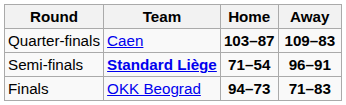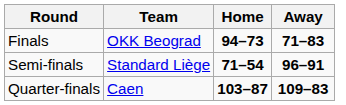rows swapped: (54, 41) <-> (28, 89)
(162, 65) bold -> (159, 65) normal
